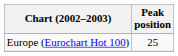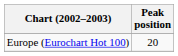(153, 42) 25 -> (153, 42) 20
